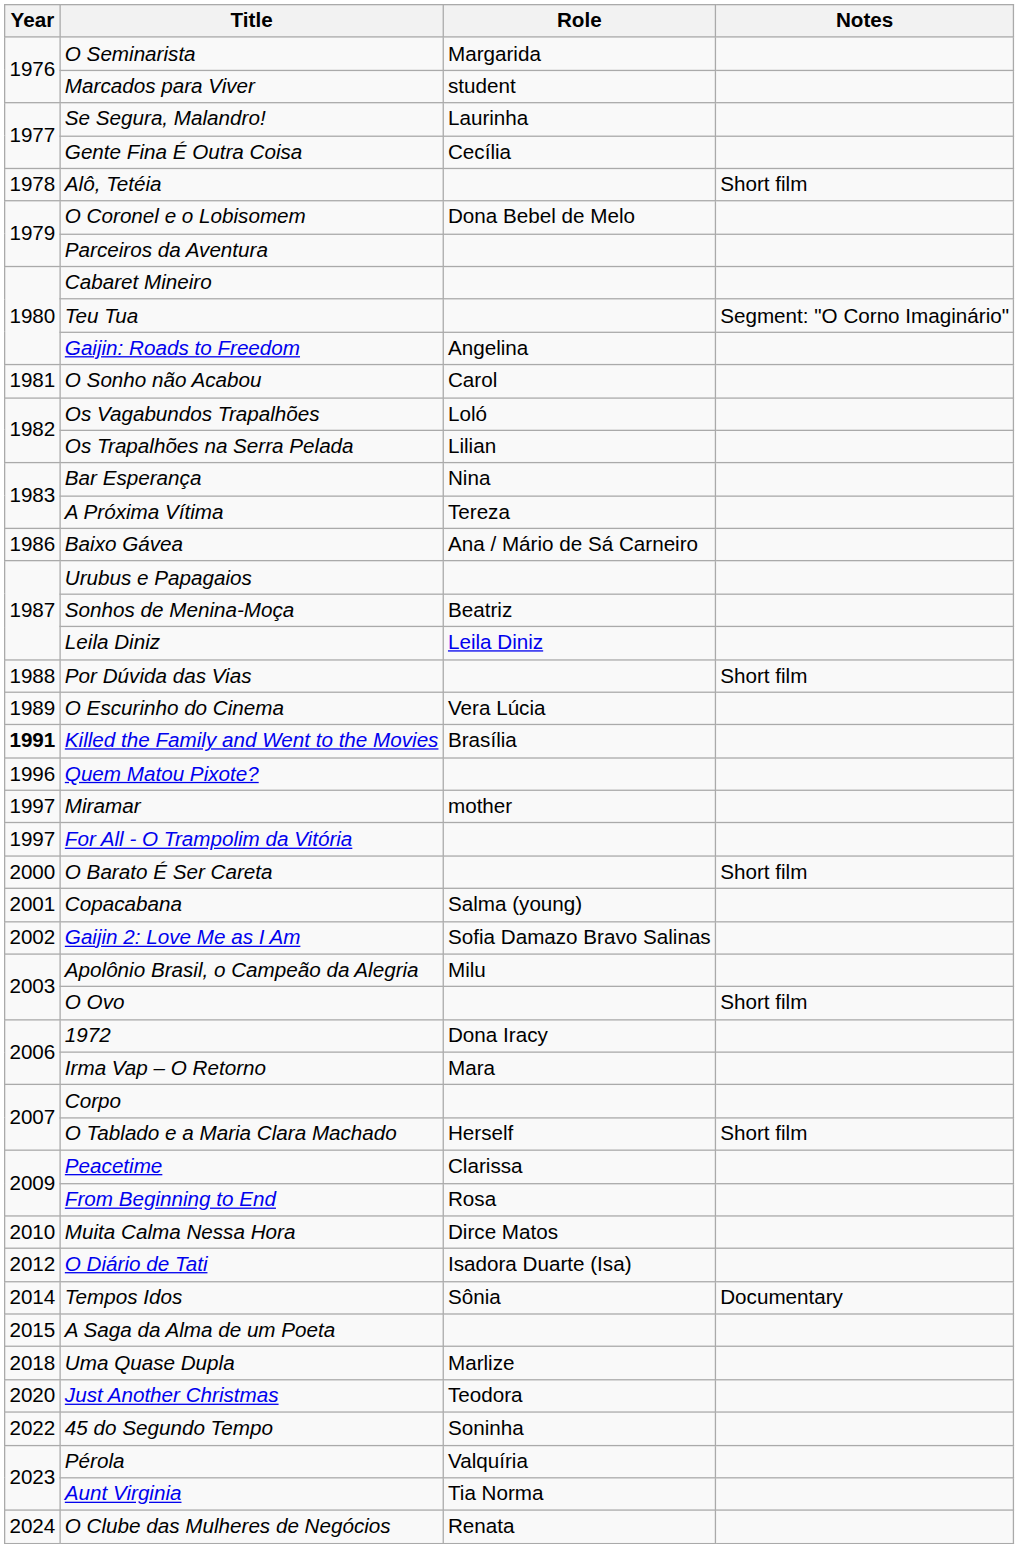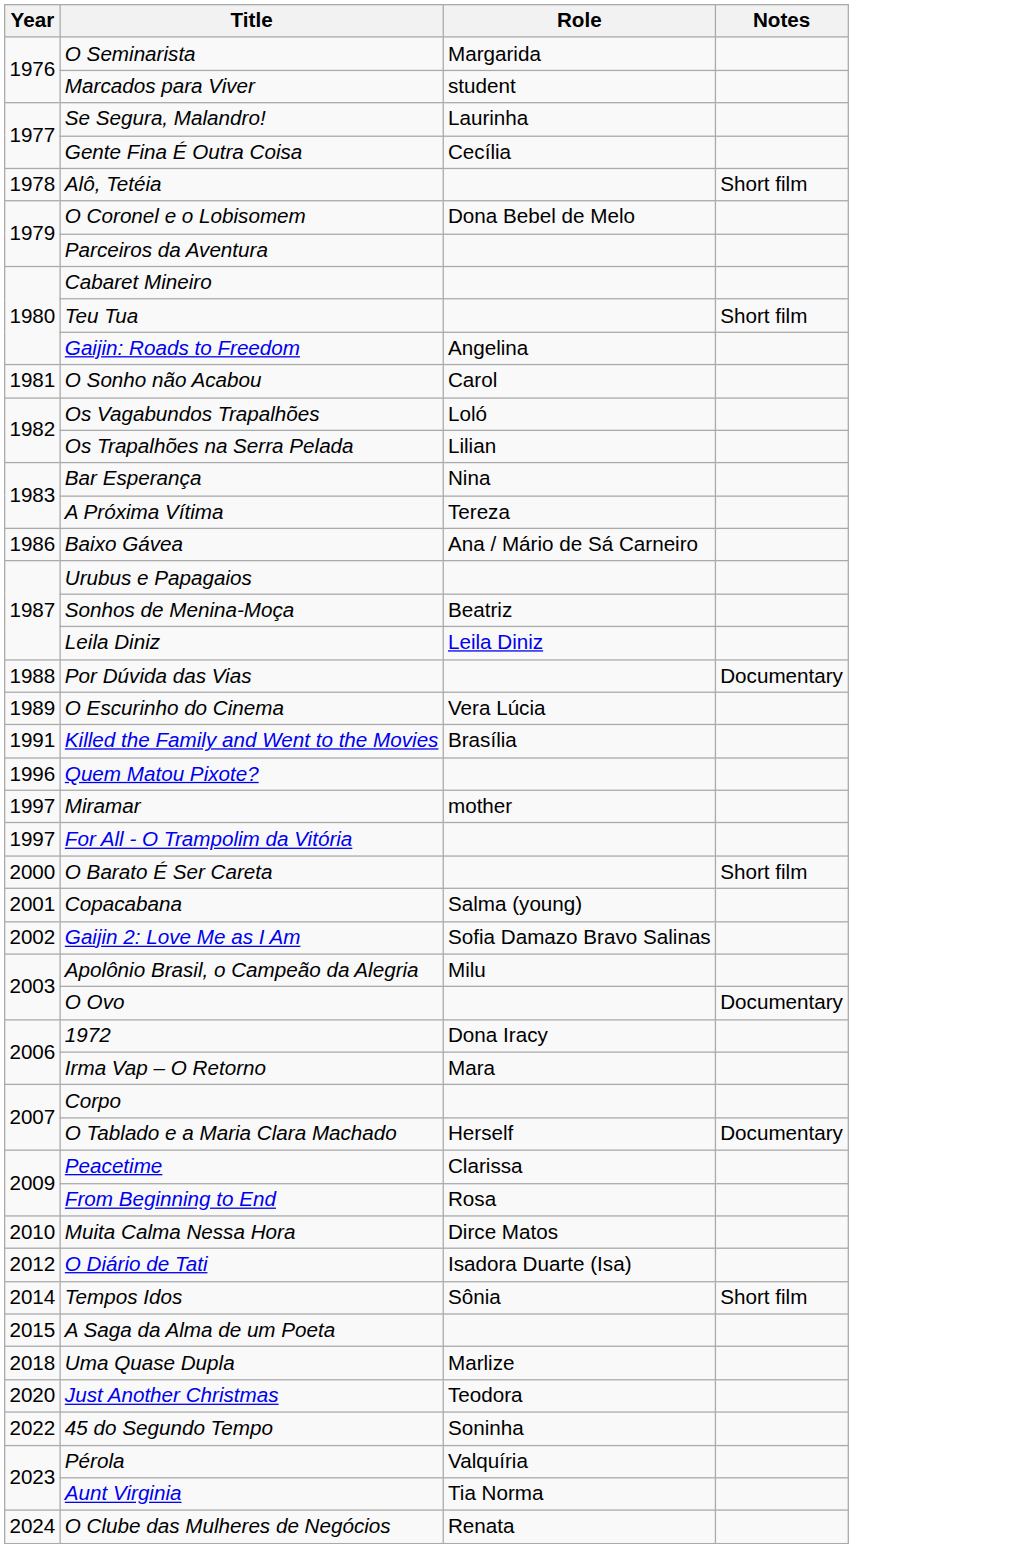(865, 315) Segment: "O Corno Imaginário" -> (764, 315) Short film
(764, 675) Short film -> (782, 675) Documentary
(32, 741) bold -> (32, 741) normal
(764, 1002) Short film -> (782, 1002) Documentary
(764, 1133) Short film -> (782, 1133) Documentary
(782, 1297) Documentary -> (764, 1297) Short film
